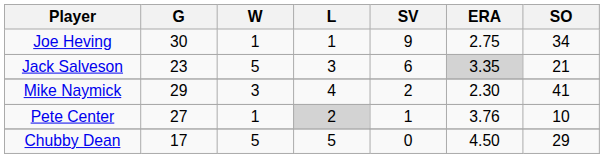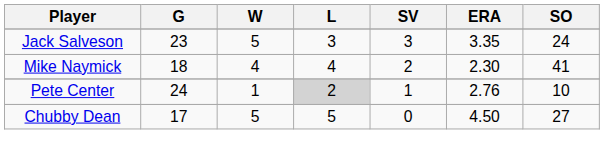- row: (72, 41)
(408, 66) 6 -> (408, 41) 3
(485, 66) lightgrey background -> (485, 41) no background
(561, 66) 21 -> (561, 41) 24
(179, 91) 29 -> (179, 66) 18
(255, 91) 3 -> (255, 66) 4
(179, 116) 27 -> (179, 91) 24
(485, 116) 3.76 -> (485, 91) 2.76
(561, 141) 29 -> (561, 116) 27
